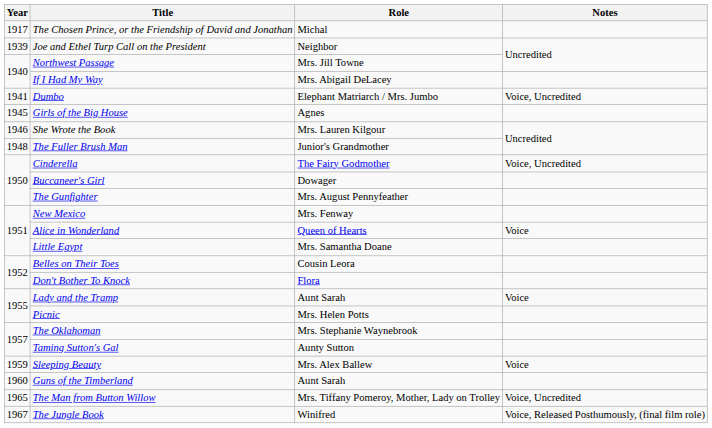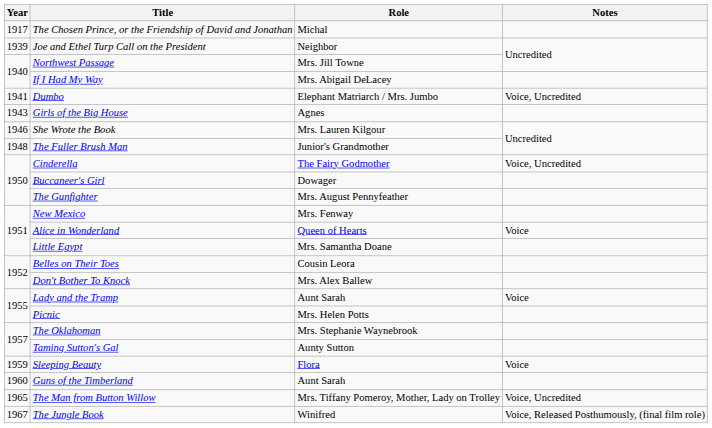(17, 113) 1945 -> (17, 113) 1943
(309, 280) Flora -> (335, 280) Mrs. Alex Ballew
(335, 364) Mrs. Alex Ballew -> (309, 364) Flora
